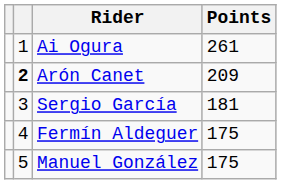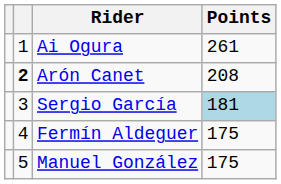(223, 77) 209 -> (223, 77) 208
(223, 106) no background -> (223, 106) lightblue background
